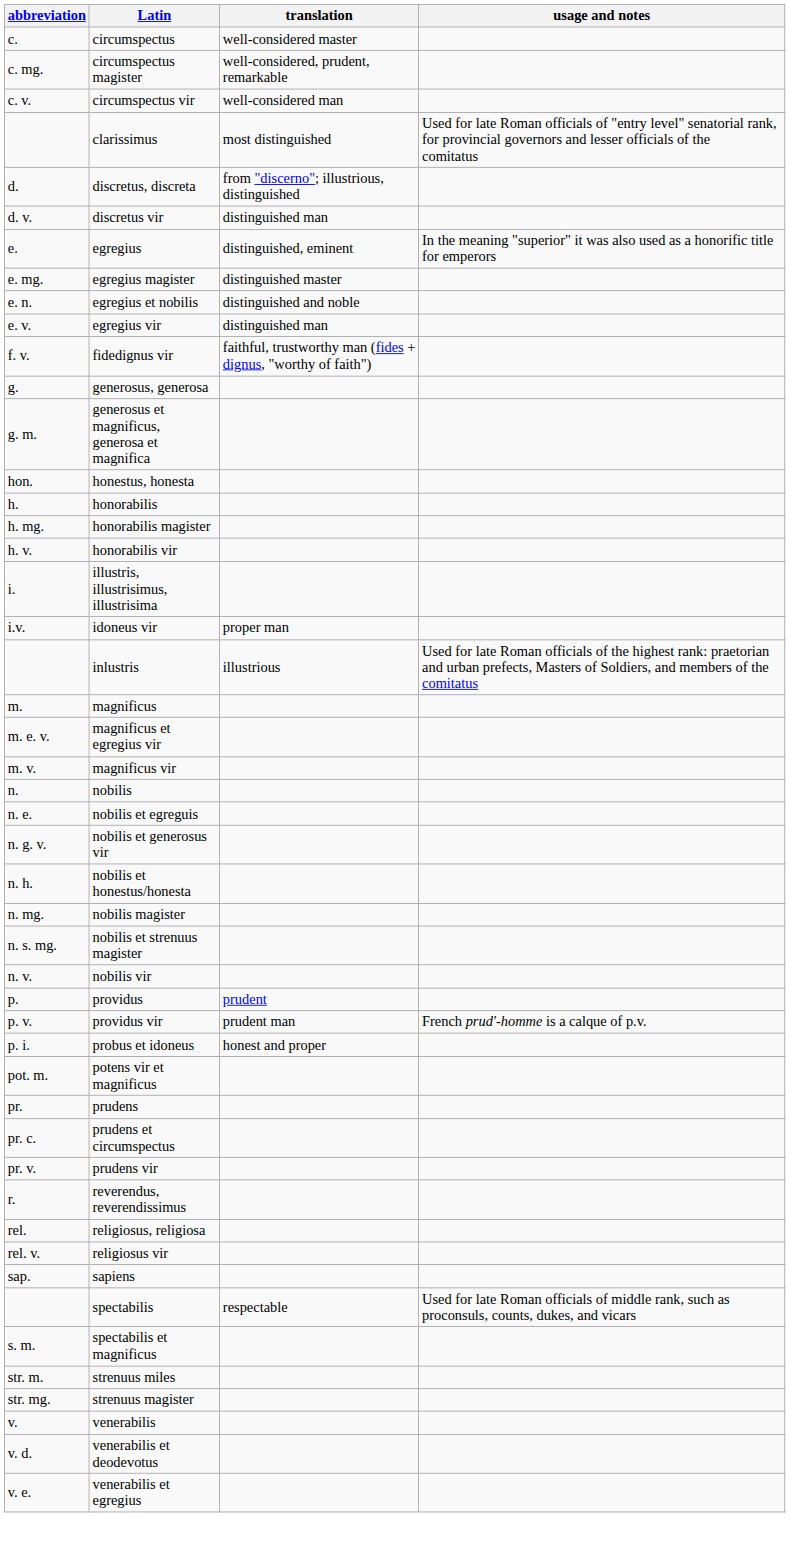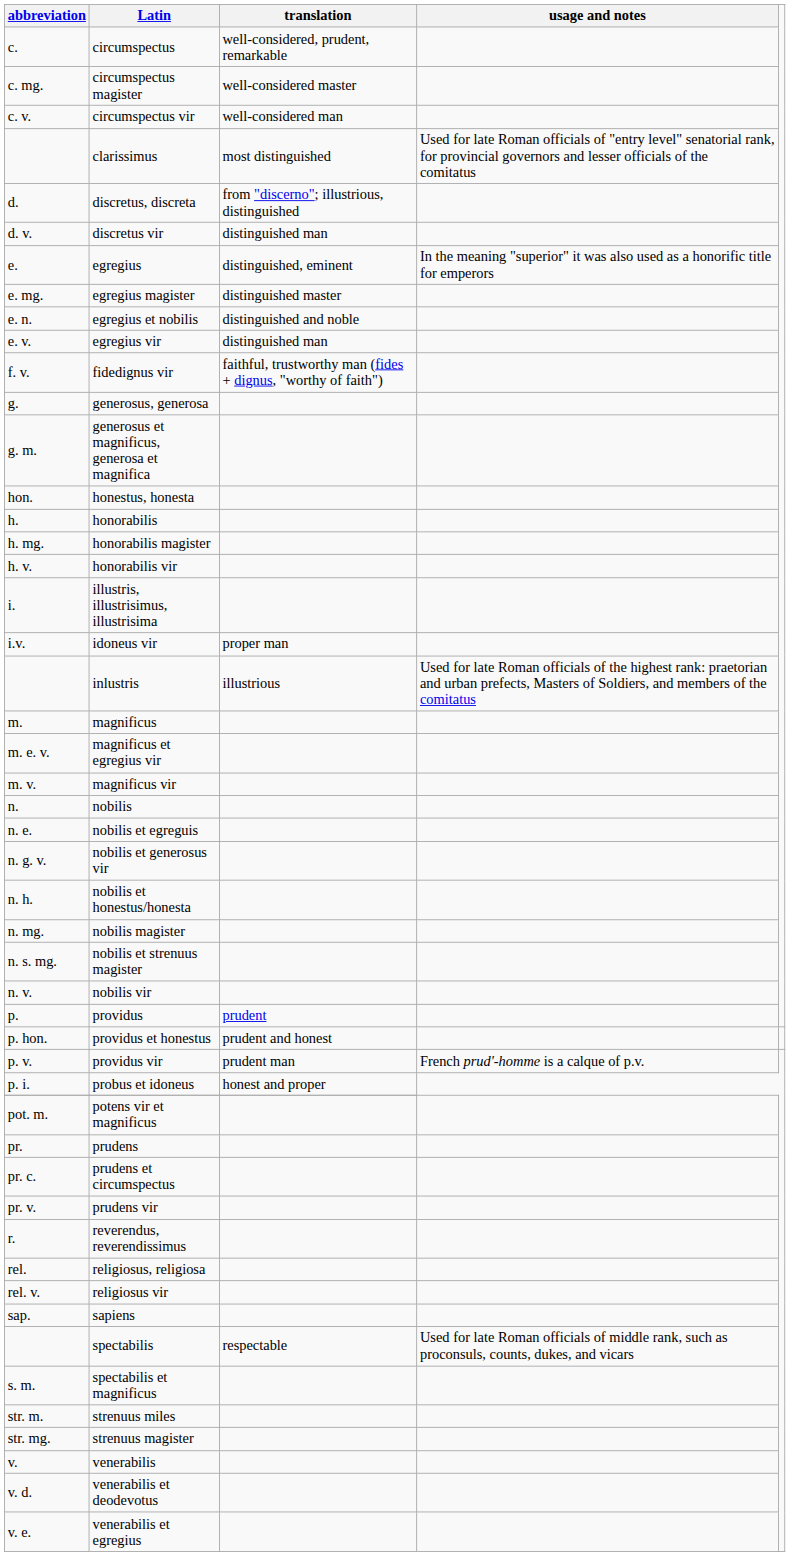(290, 38) well-considered master -> (296, 46) well-considered, prudent, remarkable
(296, 69) well-considered, prudent, remarkable -> (289, 85) well-considered master
+ row: (152, 1038)
